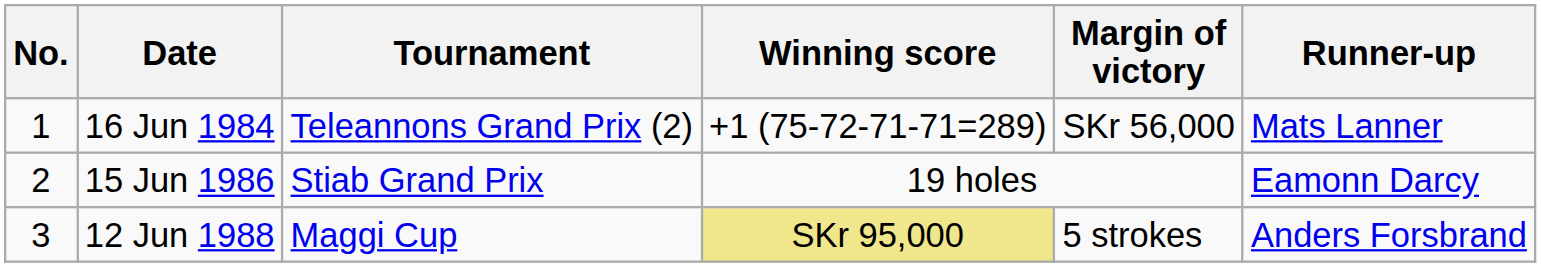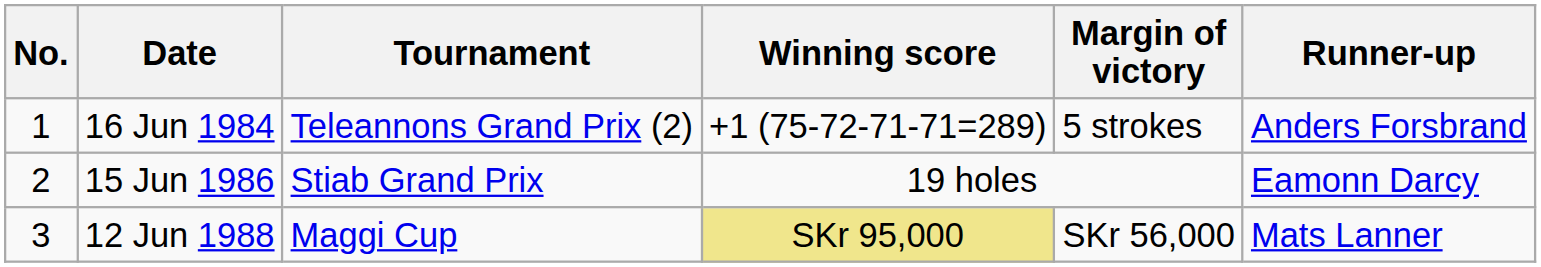(1149, 126) SKr 56,000 -> (1132, 126) 5 strokes
(1347, 126) Mats Lanner -> (1389, 126) Anders Forsbrand
(1132, 235) 5 strokes -> (1149, 235) SKr 56,000
(1389, 235) Anders Forsbrand -> (1347, 235) Mats Lanner
